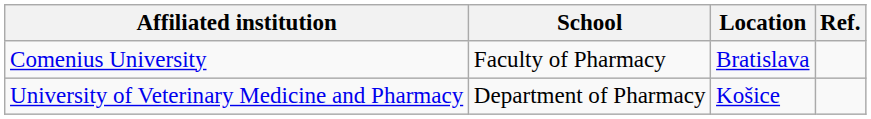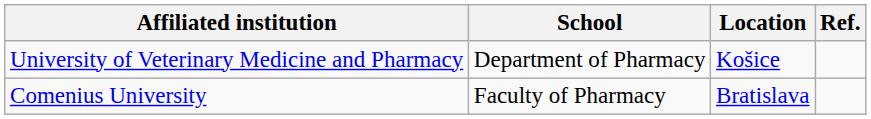rows swapped: (108, 59) <-> (237, 95)
